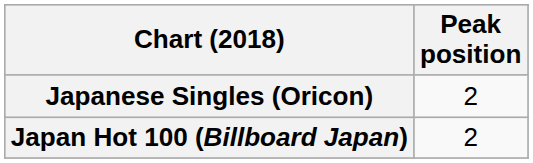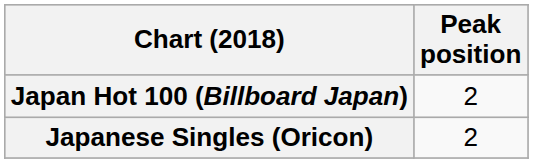rows swapped: (209, 137) <-> (209, 95)
